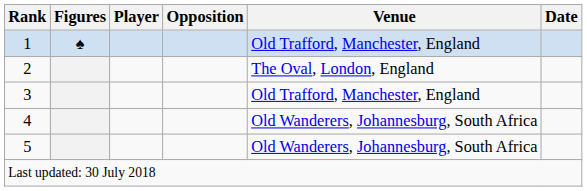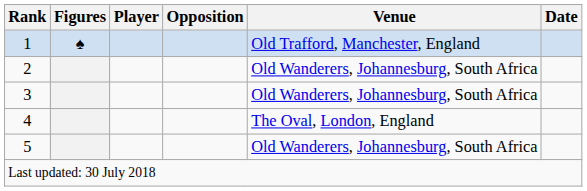(343, 69) The Oval, London, England -> (394, 69) Old Wanderers, Johannesburg, South Africa
(366, 95) Old Trafford, Manchester, England -> (394, 95) Old Wanderers, Johannesburg, South Africa
(394, 120) Old Wanderers, Johannesburg, South Africa -> (343, 120) The Oval, London, England
